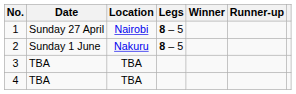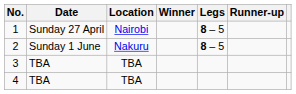columns swapped: (207, 13) <-> (171, 13)
